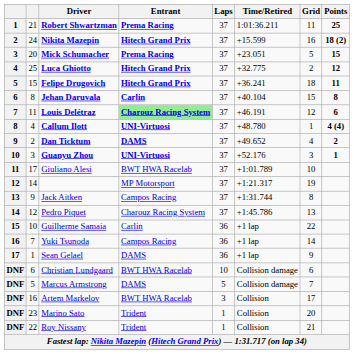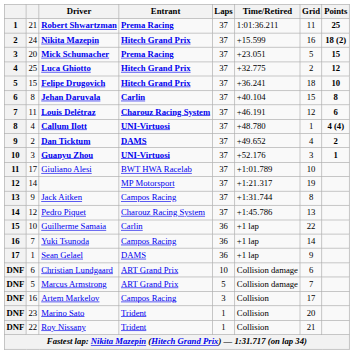(336, 83) 11 -> (336, 83) 10
(166, 111) lightgreen background -> (166, 111) no background
(156, 269) BWT HWA Racelab -> (150, 269) ART Grand Prix
(134, 284) DAMS -> (150, 284) ART Grand Prix
(156, 298) BWT HWA Racelab -> (149, 298) Campos Racing
